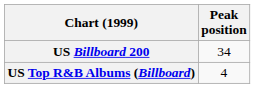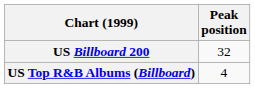(224, 51) 34 -> (224, 51) 32
